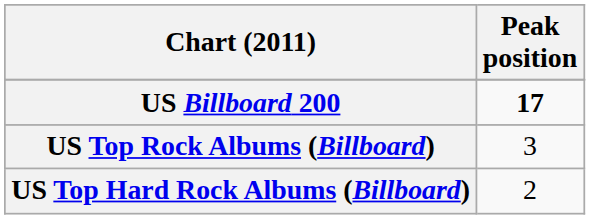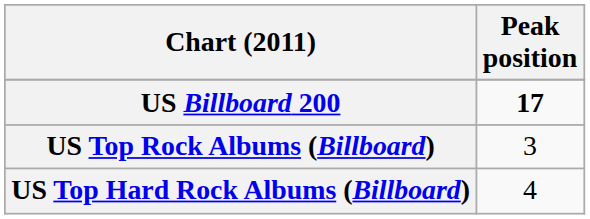(530, 190) 2 -> (530, 190) 4
